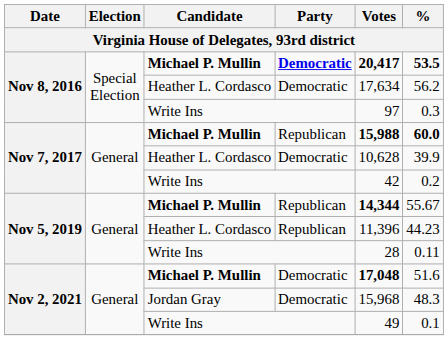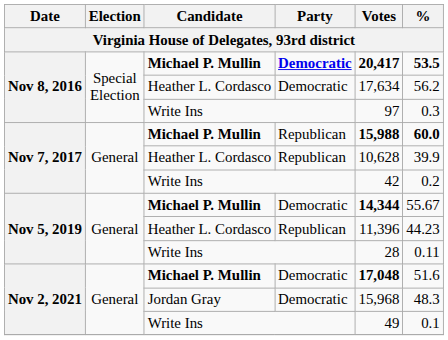(313, 157) Democratic -> (312, 157) Republican
(312, 205) Republican -> (313, 205) Democratic
